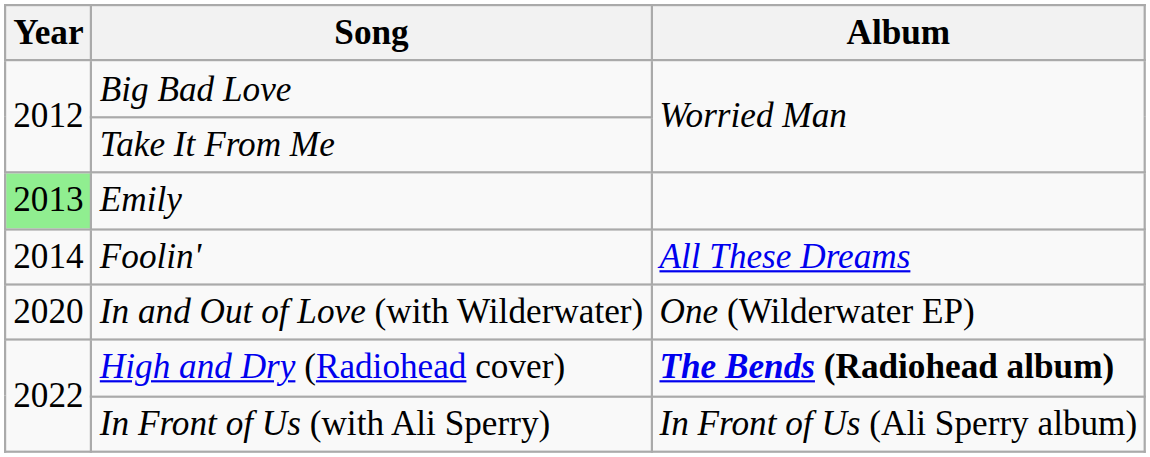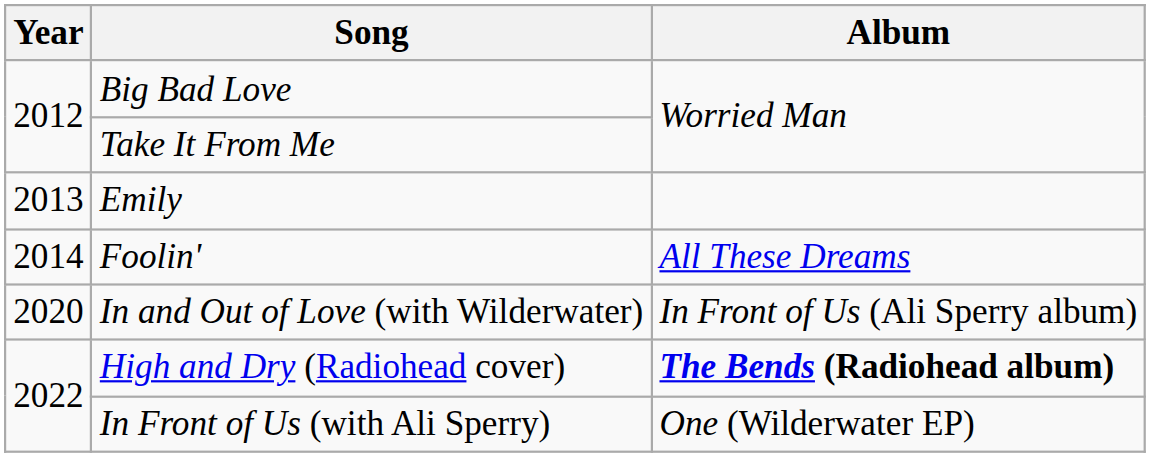(48, 199) lightgreen background -> (48, 199) no background
(817, 311) One (Wilderwater EP) -> (898, 311) In Front of Us (Ali Sperry album)
(898, 423) In Front of Us (Ali Sperry album) -> (817, 423) One (Wilderwater EP)
